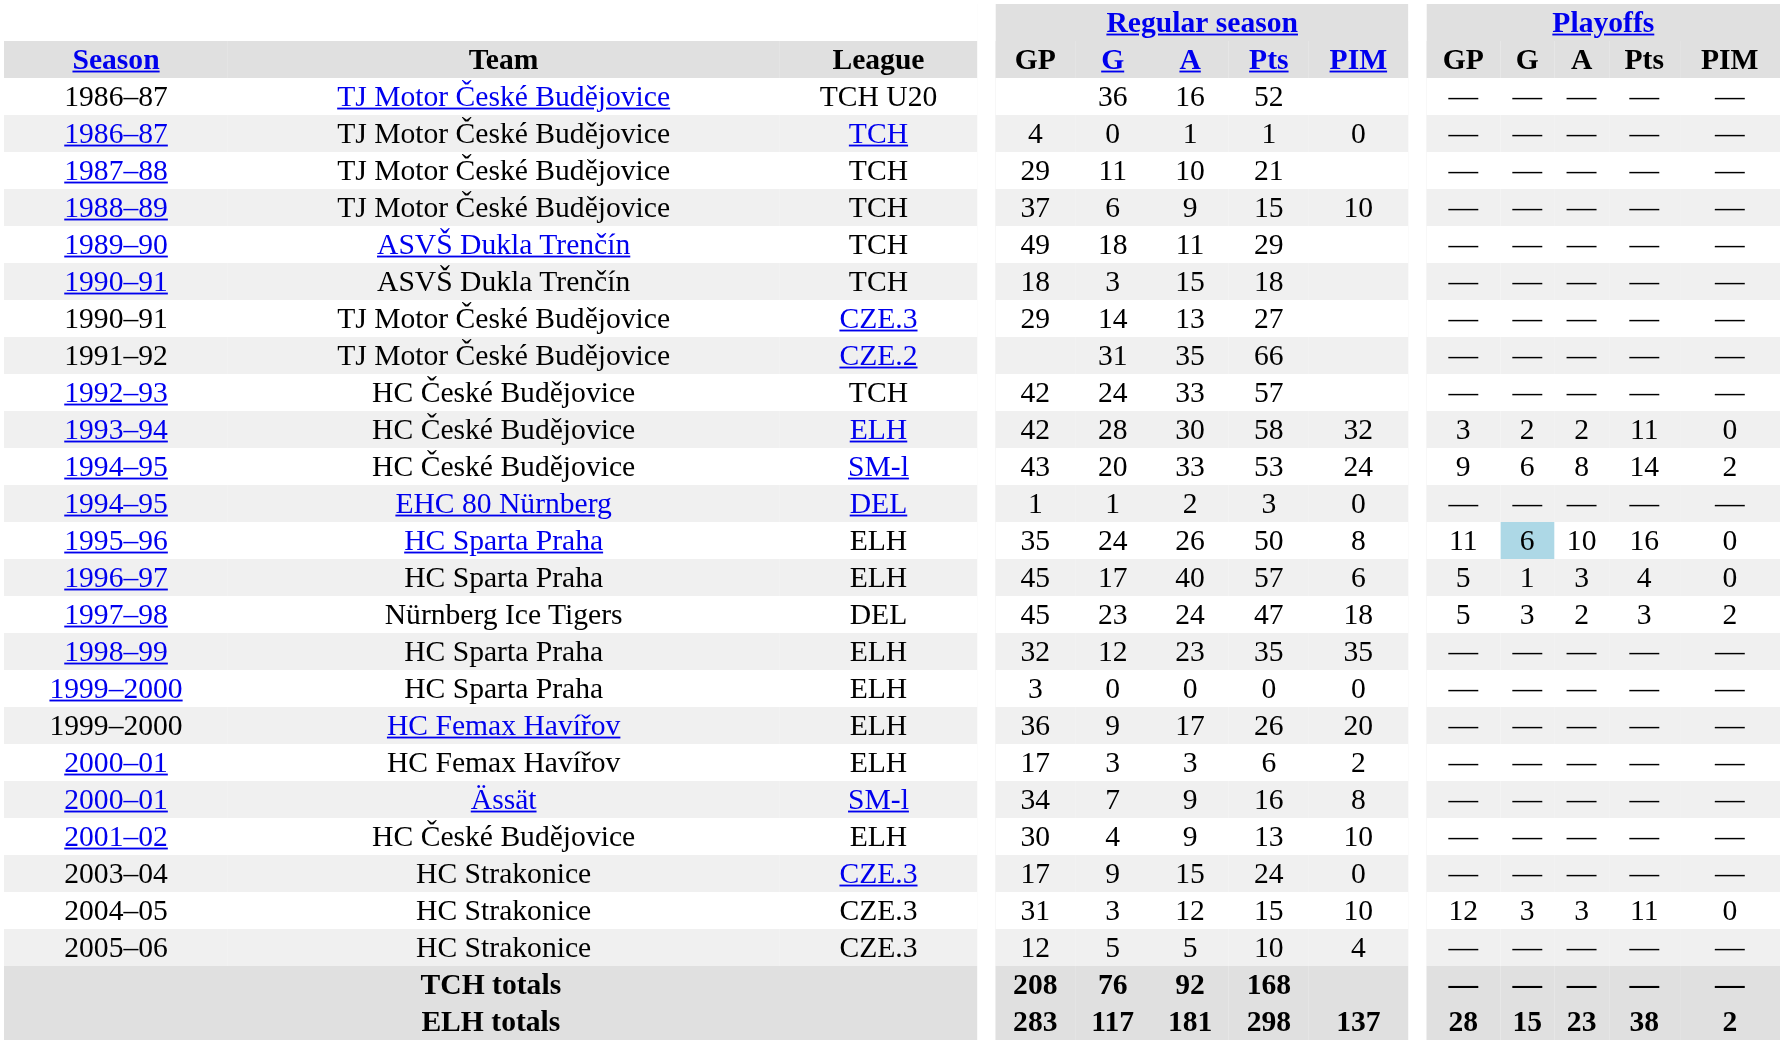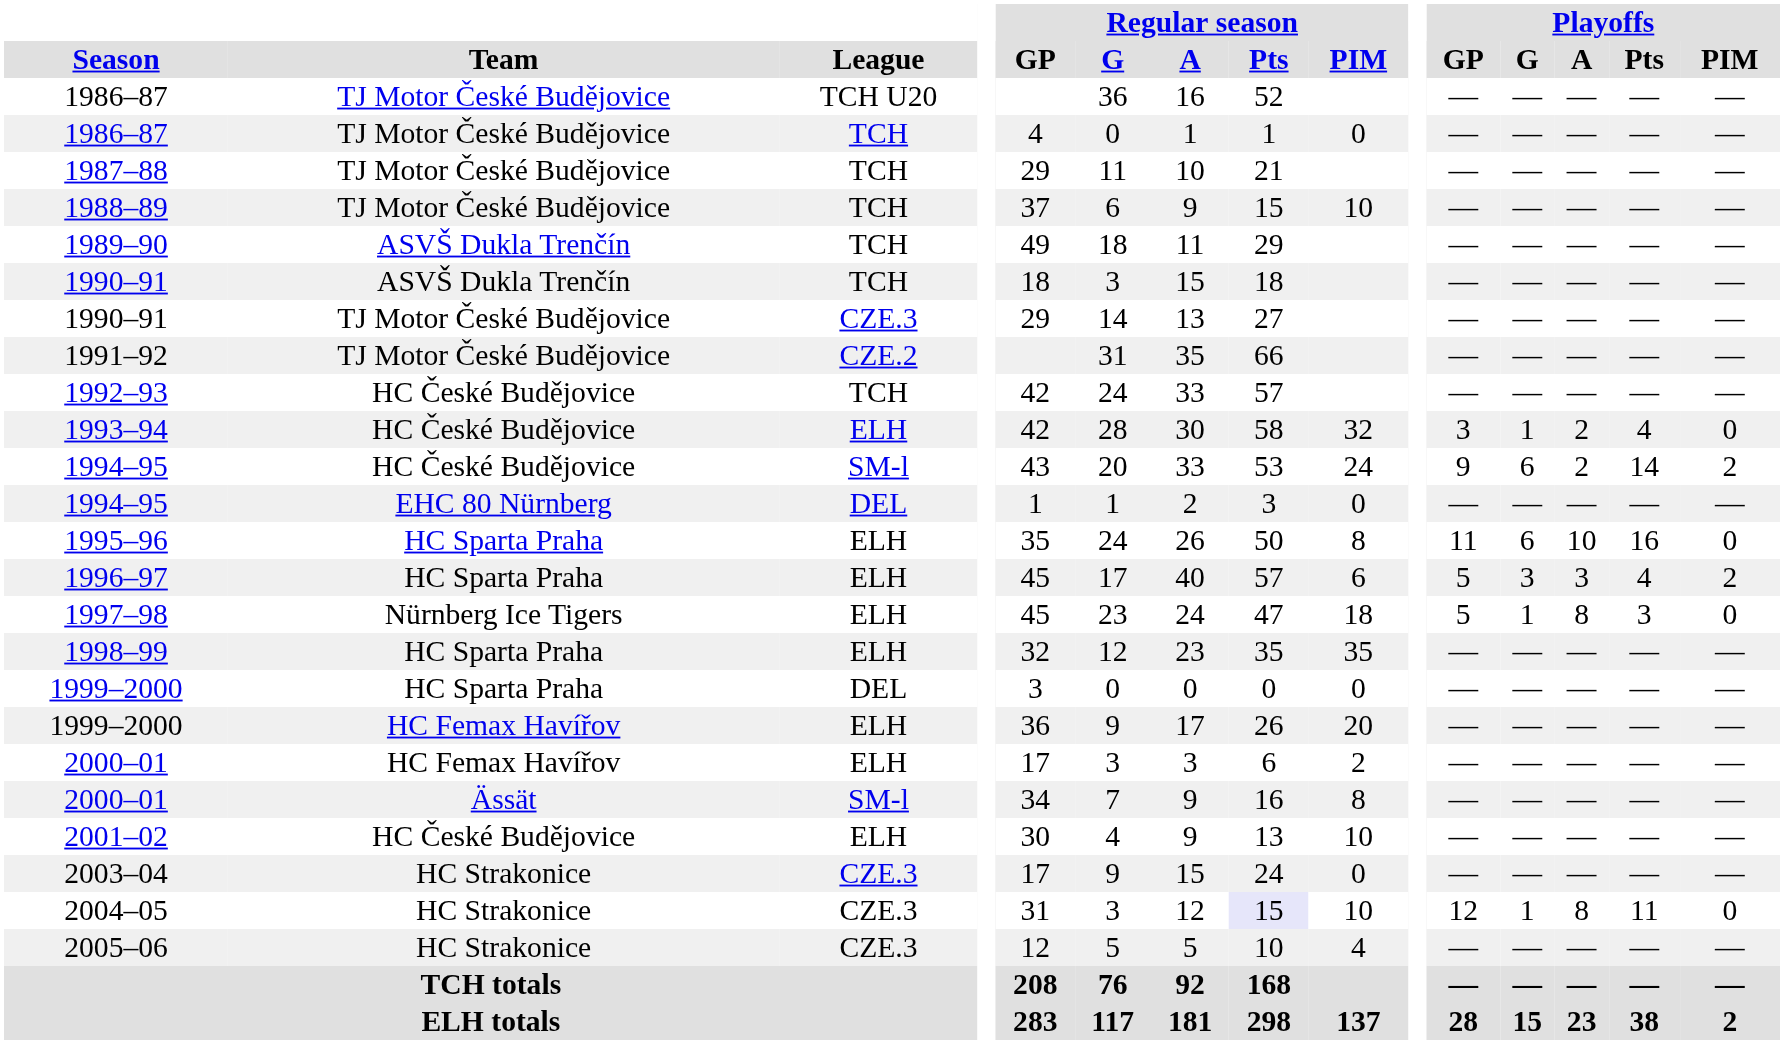(1527, 429) 2 -> (1527, 429) 1
(1644, 429) 11 -> (1644, 429) 4
(1582, 466) 8 -> (1582, 466) 2
(1527, 540) lightblue background -> (1527, 540) no background
(1527, 577) 1 -> (1527, 577) 3
(1730, 577) 0 -> (1730, 577) 2
(878, 614) DEL -> (878, 614) ELH
(1527, 614) 3 -> (1527, 614) 1
(1582, 614) 2 -> (1582, 614) 8
(1730, 614) 2 -> (1730, 614) 0
(878, 688) ELH -> (878, 688) DEL
(1269, 910) no background -> (1269, 910) lavender background
(1527, 910) 3 -> (1527, 910) 1
(1582, 910) 3 -> (1582, 910) 8
